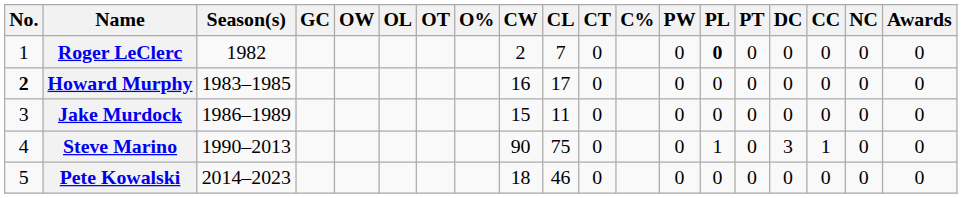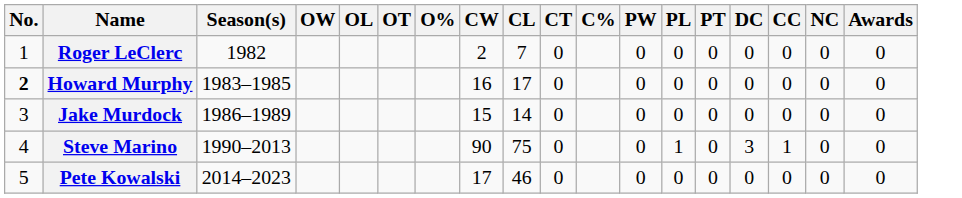- column: (315, 20)
(717, 51) bold -> (678, 51) normal
(561, 114) 11 -> (522, 114) 14
(521, 177) 18 -> (482, 177) 17
